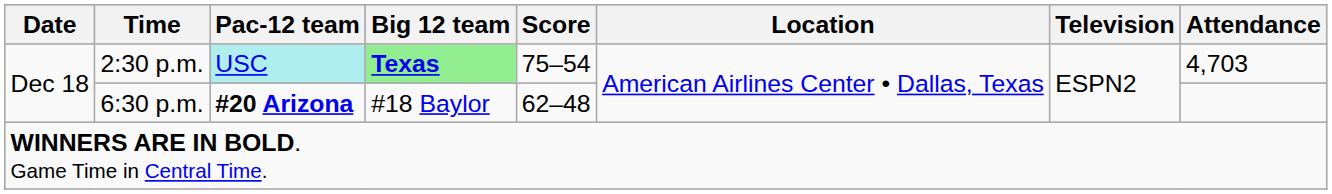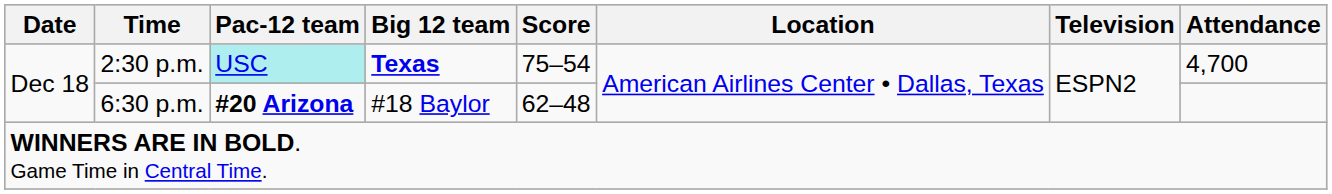(405, 64) lightgreen background -> (405, 64) no background
(1217, 64) 4,703 -> (1217, 64) 4,700
